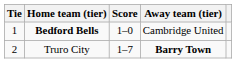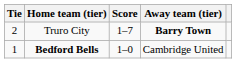rows swapped: (67, 31) <-> (67, 48)
